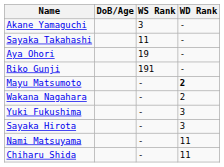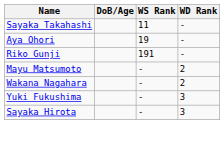- row: (47, 26)
(183, 84) bold -> (183, 69) normal
- row: (44, 141)
- row: (41, 155)
